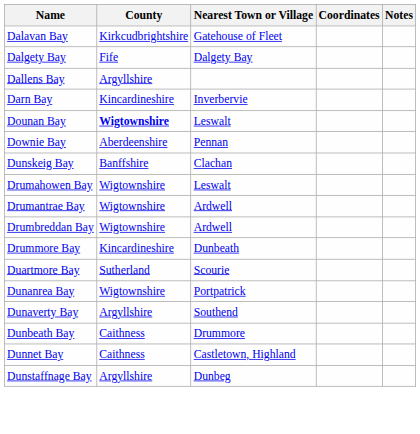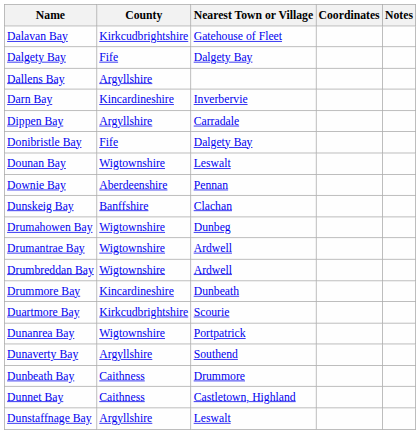+ row: (35, 121)
+ row: (44, 142)
(134, 121) bold -> (132, 163) normal
(212, 184) Leswalt -> (212, 227) Dunbeg
(125, 269) Sutherland -> (144, 312) Kirkcudbrightshire
(212, 376) Dunbeg -> (212, 418) Leswalt
